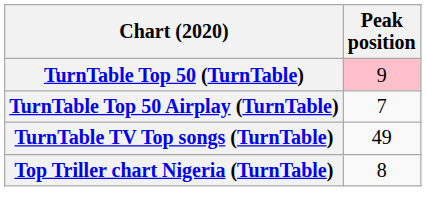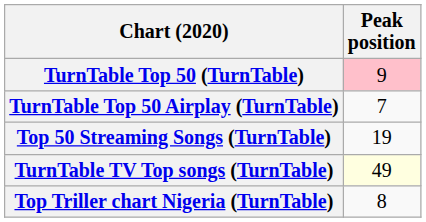+ row: (174, 138)
(382, 138) no background -> (382, 169) lightyellow background
